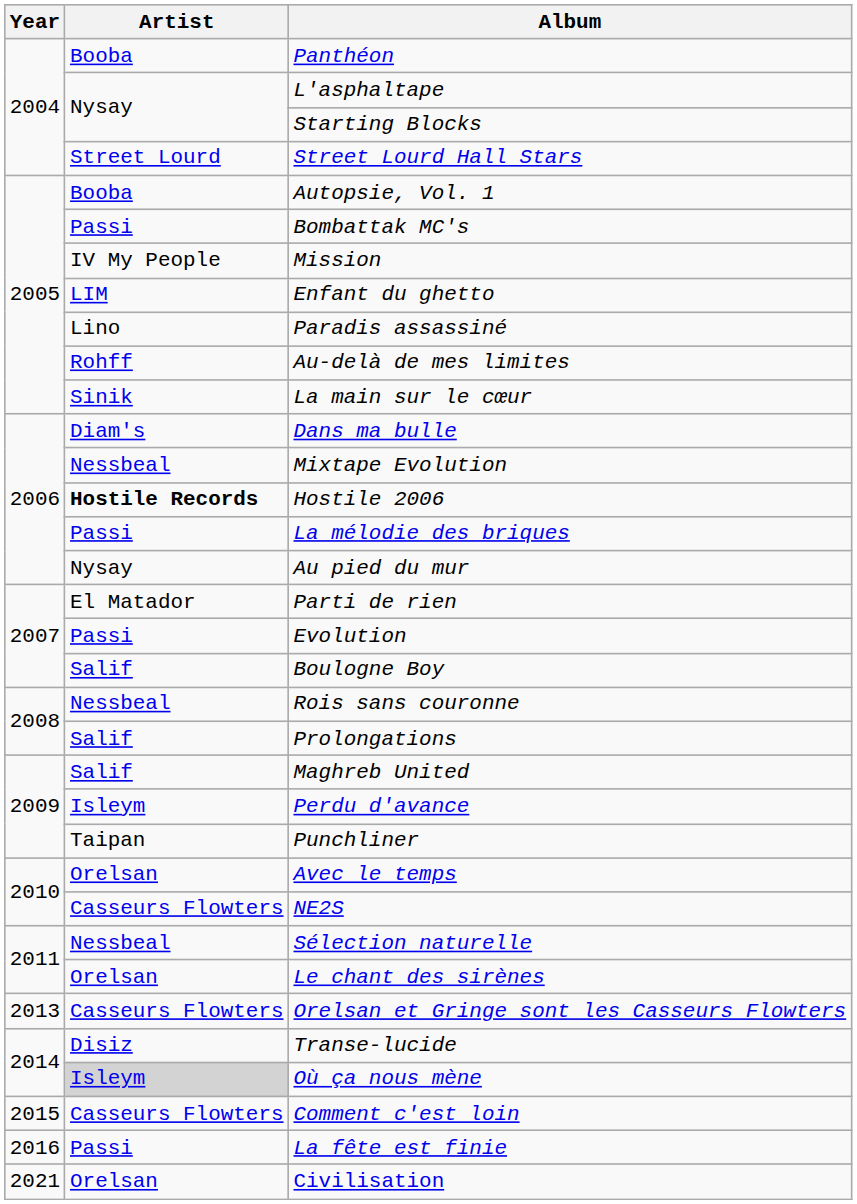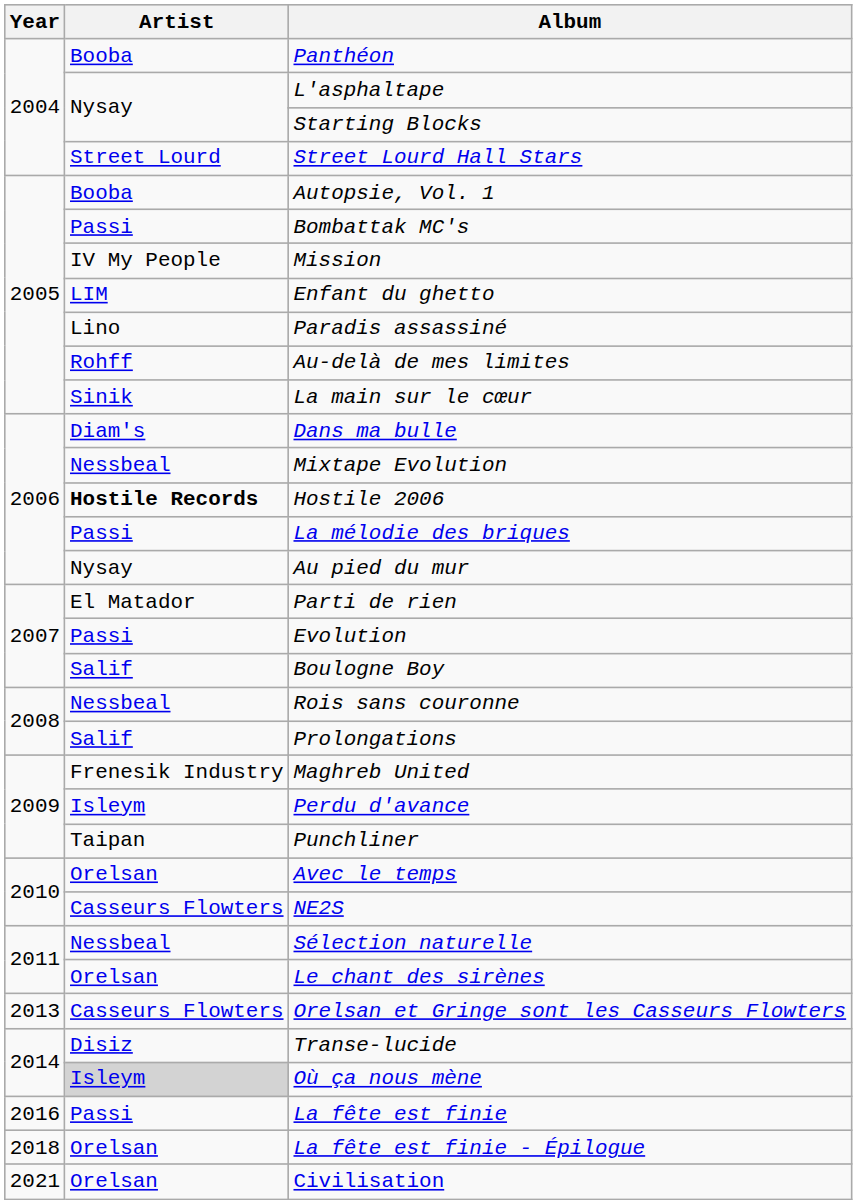(101, 772) Salif -> (177, 772) Frenesik Industry
- row: (407, 1113)
+ row: (469, 1148)
